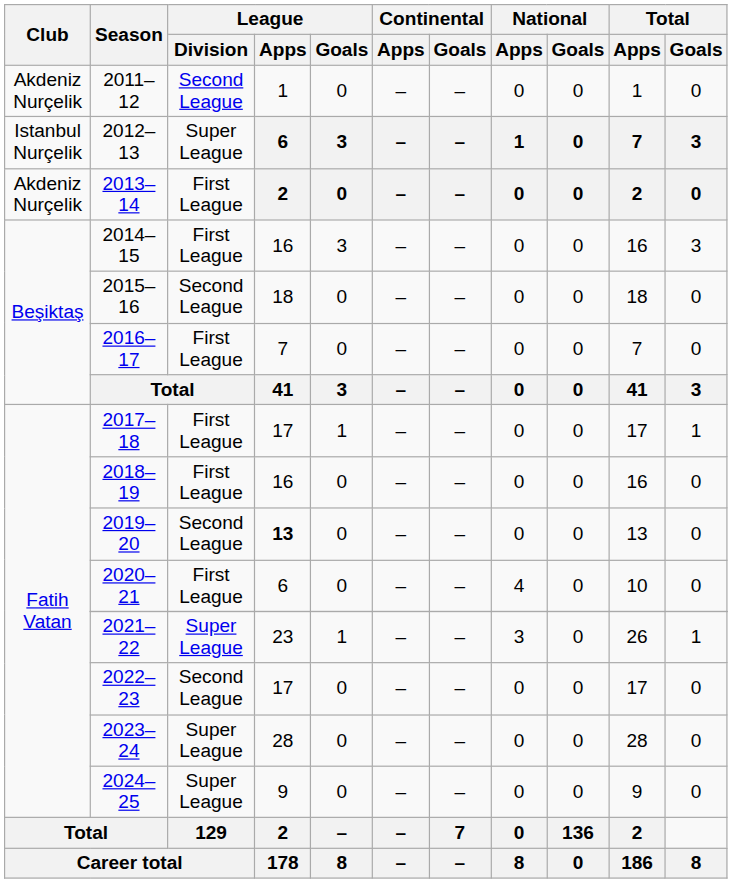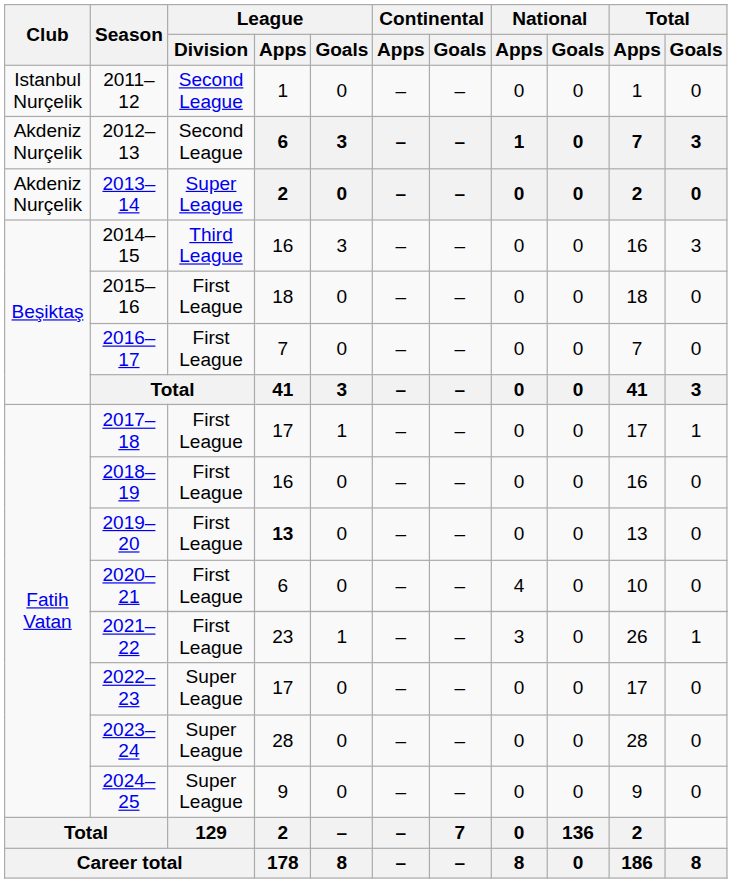(48, 90) Akdeniz Nurçelik -> (48, 90) Istanbul Nurçelik
(48, 142) Istanbul Nurçelik -> (48, 142) Akdeniz Nurçelik
(211, 142) Super League -> (211, 142) Second League
(211, 193) First League -> (211, 193) Super League
(211, 245) First League -> (211, 245) Third League
(211, 297) Second League -> (211, 297) First League
(211, 533) Second League -> (211, 533) First League
(211, 637) Super League -> (211, 637) First League
(211, 688) Second League -> (211, 688) Super League
